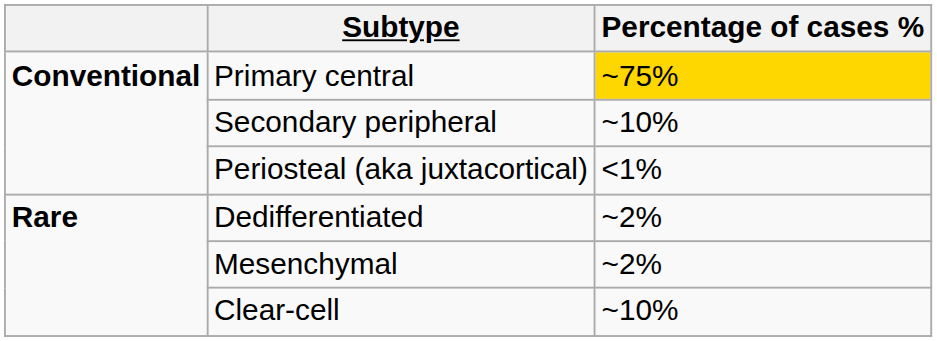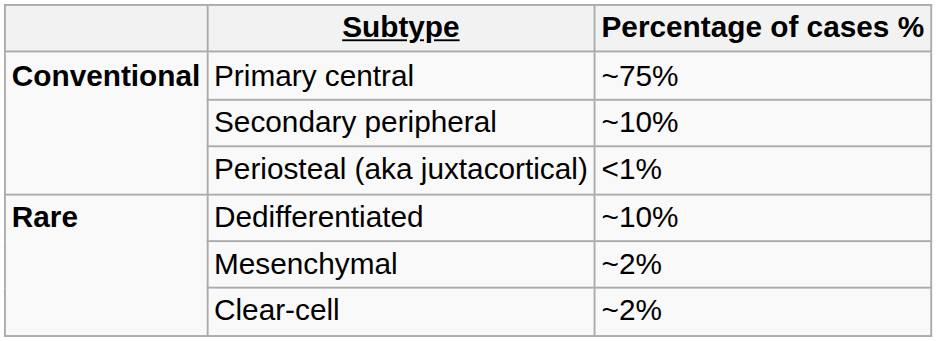(640, 75) gold background -> (640, 75) no background
(632, 216) ~2% -> (640, 216) ~10%
(640, 311) ~10% -> (632, 311) ~2%
